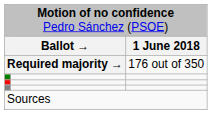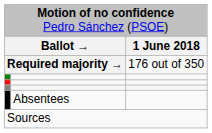+ row: (7, 100)
